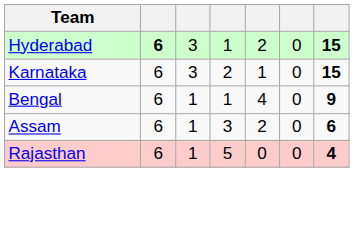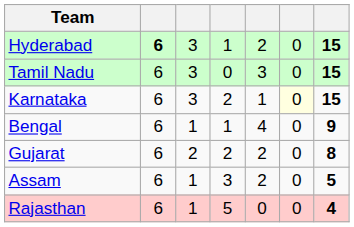+ row: (51, 72)
(297, 72) no background -> (297, 99) lightyellow background
+ row: (37, 153)
(331, 126) 6 -> (331, 180) 5
